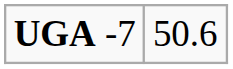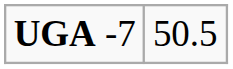(185, 32) 50.6 -> (185, 32) 50.5
